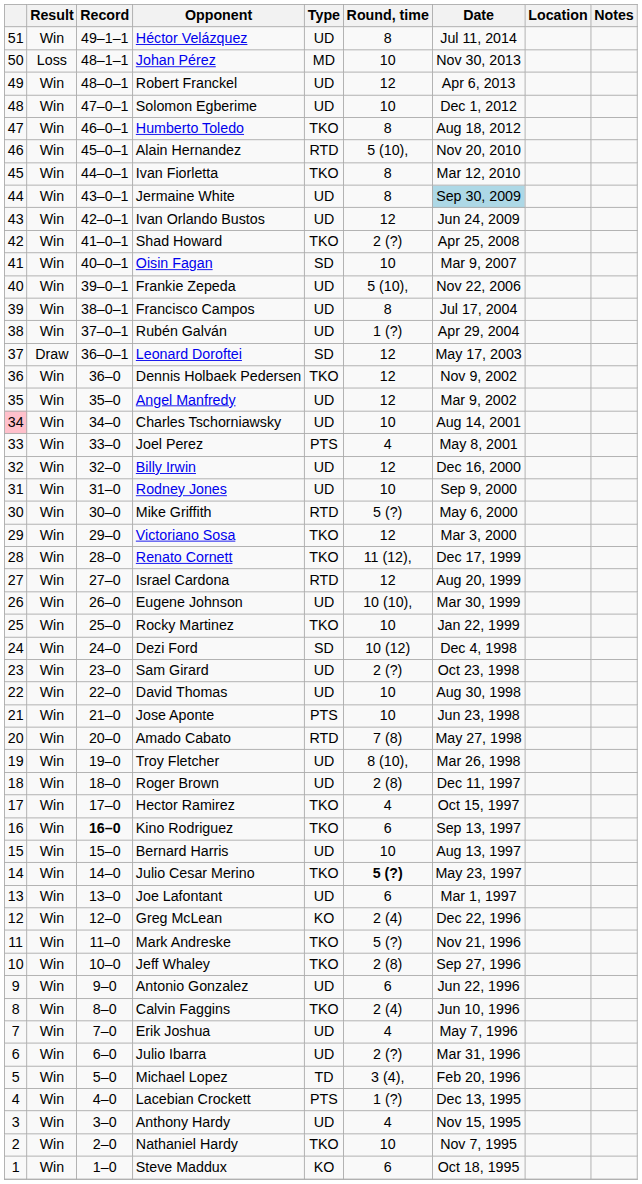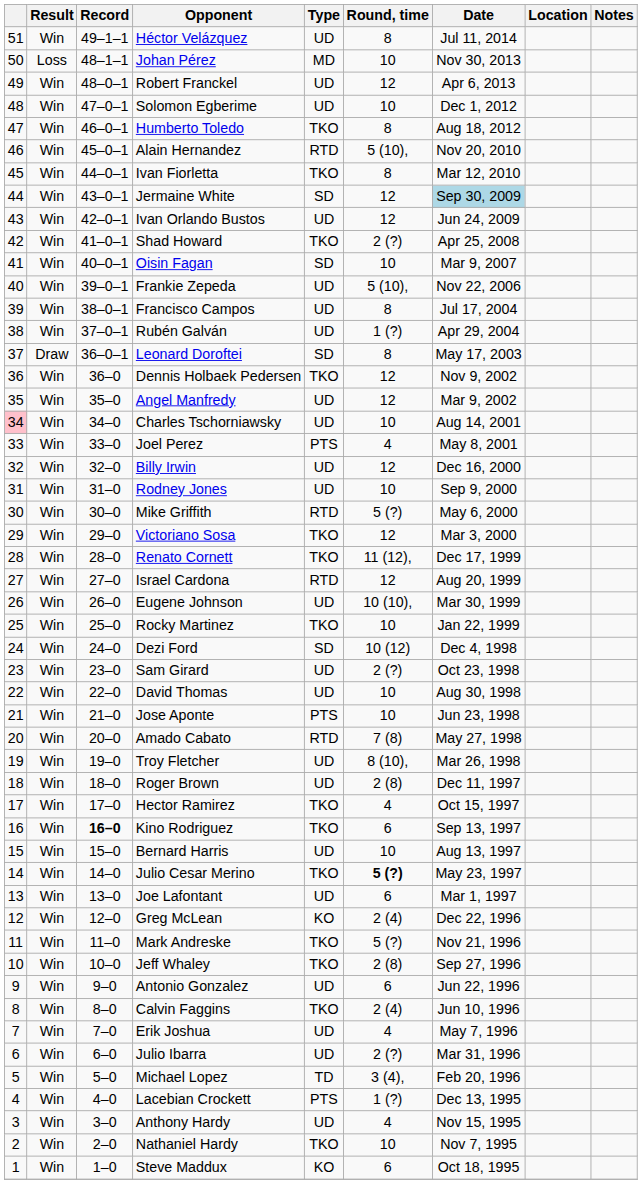(324, 196) UD -> (324, 196) SD
(388, 196) 8 -> (388, 196) 12
(388, 354) 12 -> (388, 354) 8
